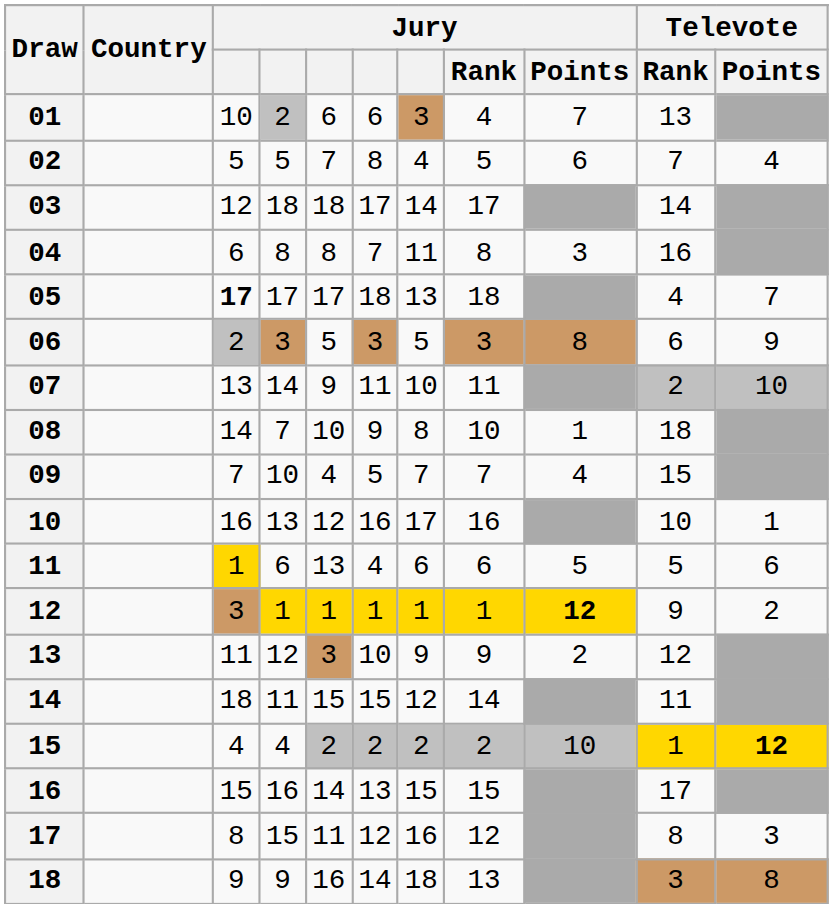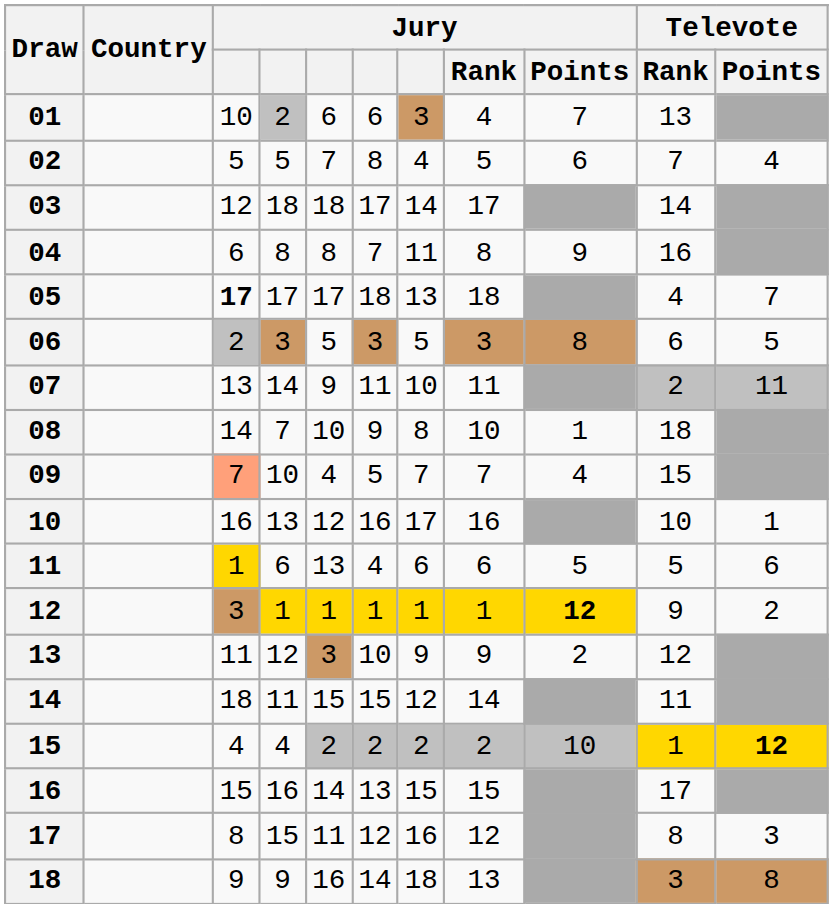(580, 252) 3 -> (580, 252) 9
(771, 342) 9 -> (771, 342) 5
(771, 387) 10 -> (771, 387) 11
(236, 477) no background -> (236, 477) lightsalmon background
